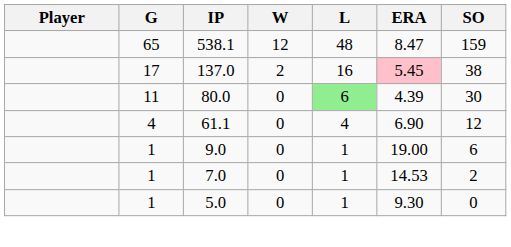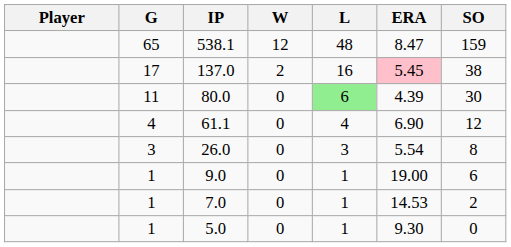+ row: (216, 149)
